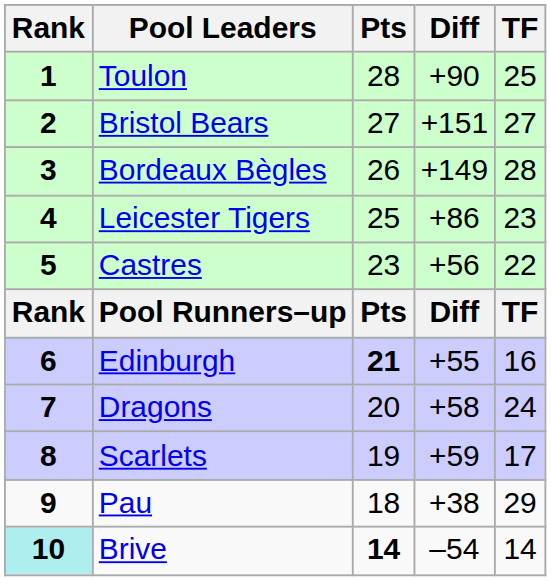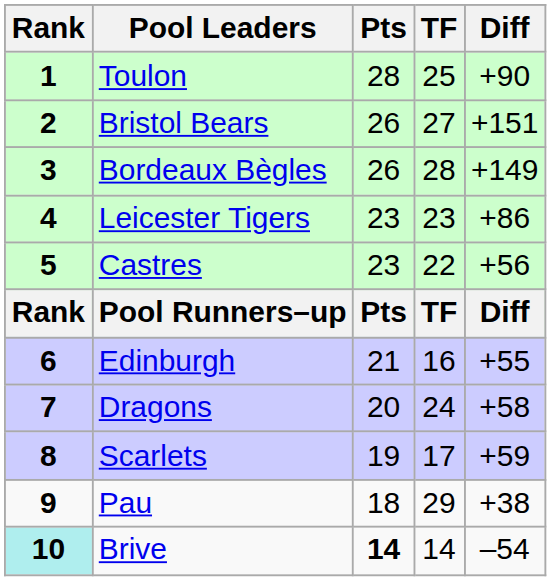columns swapped: (454, 28) <-> (520, 28)
(384, 123) 27 -> (384, 123) 26
(384, 218) 25 -> (384, 218) 23
(384, 360) bold -> (384, 360) normal
